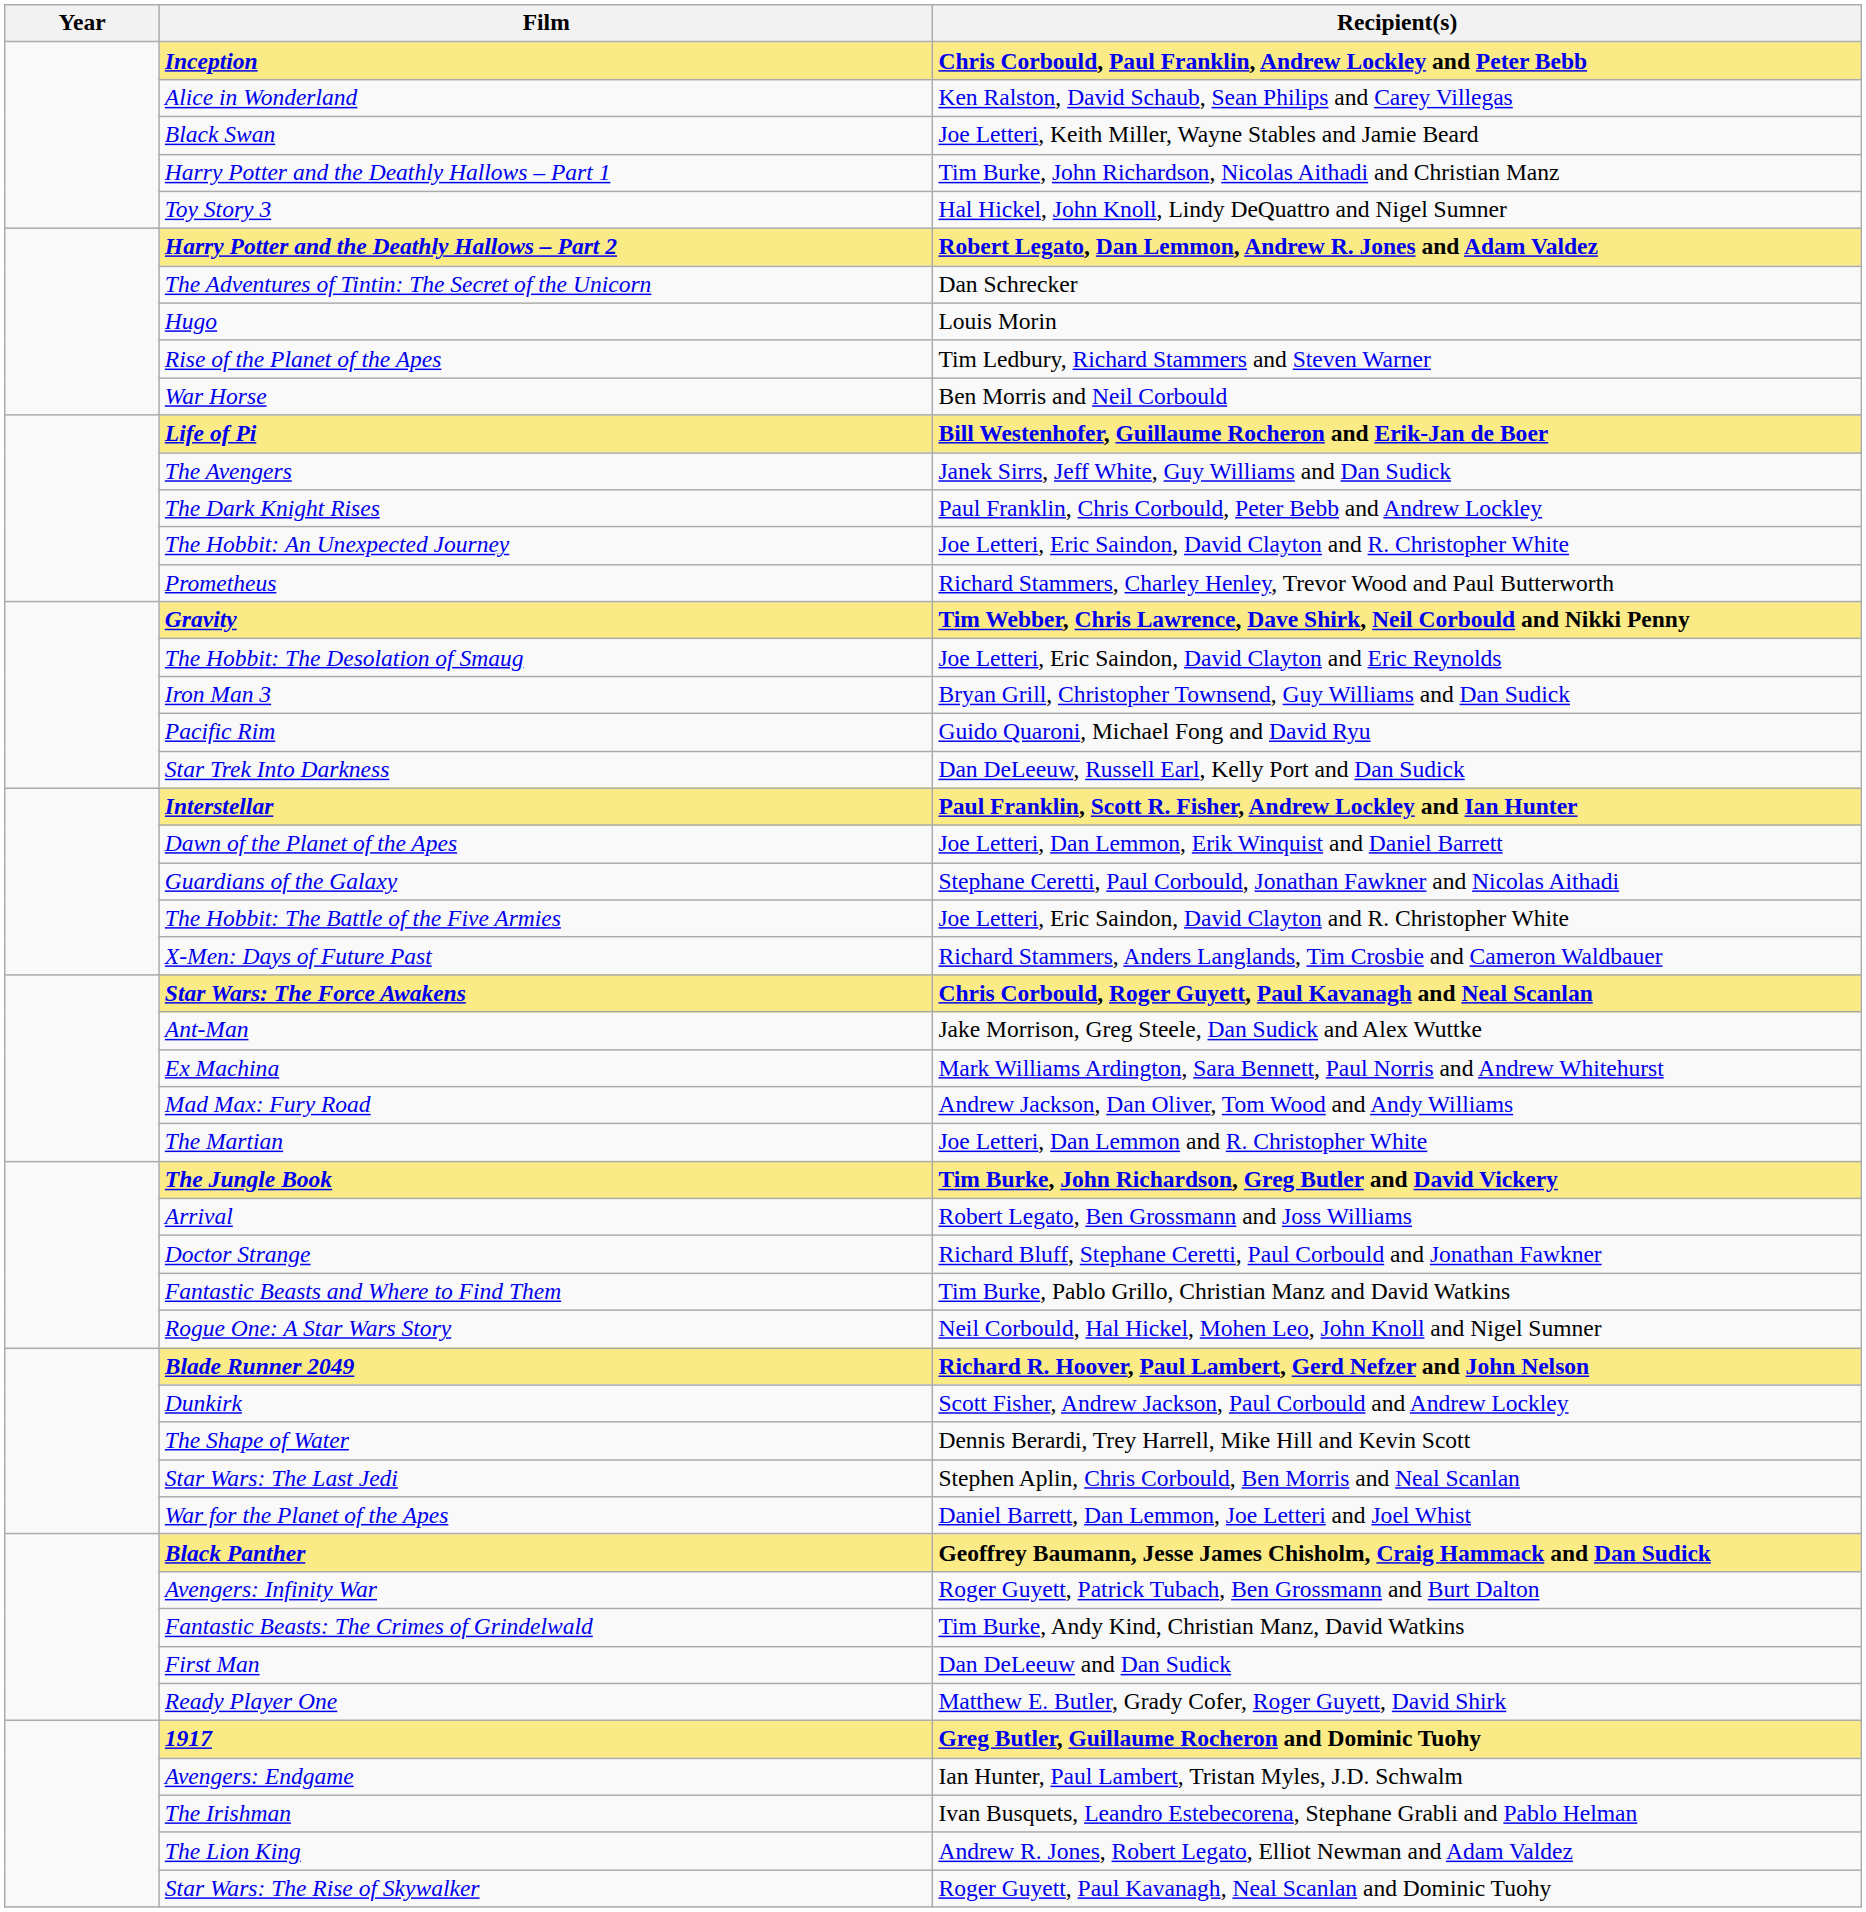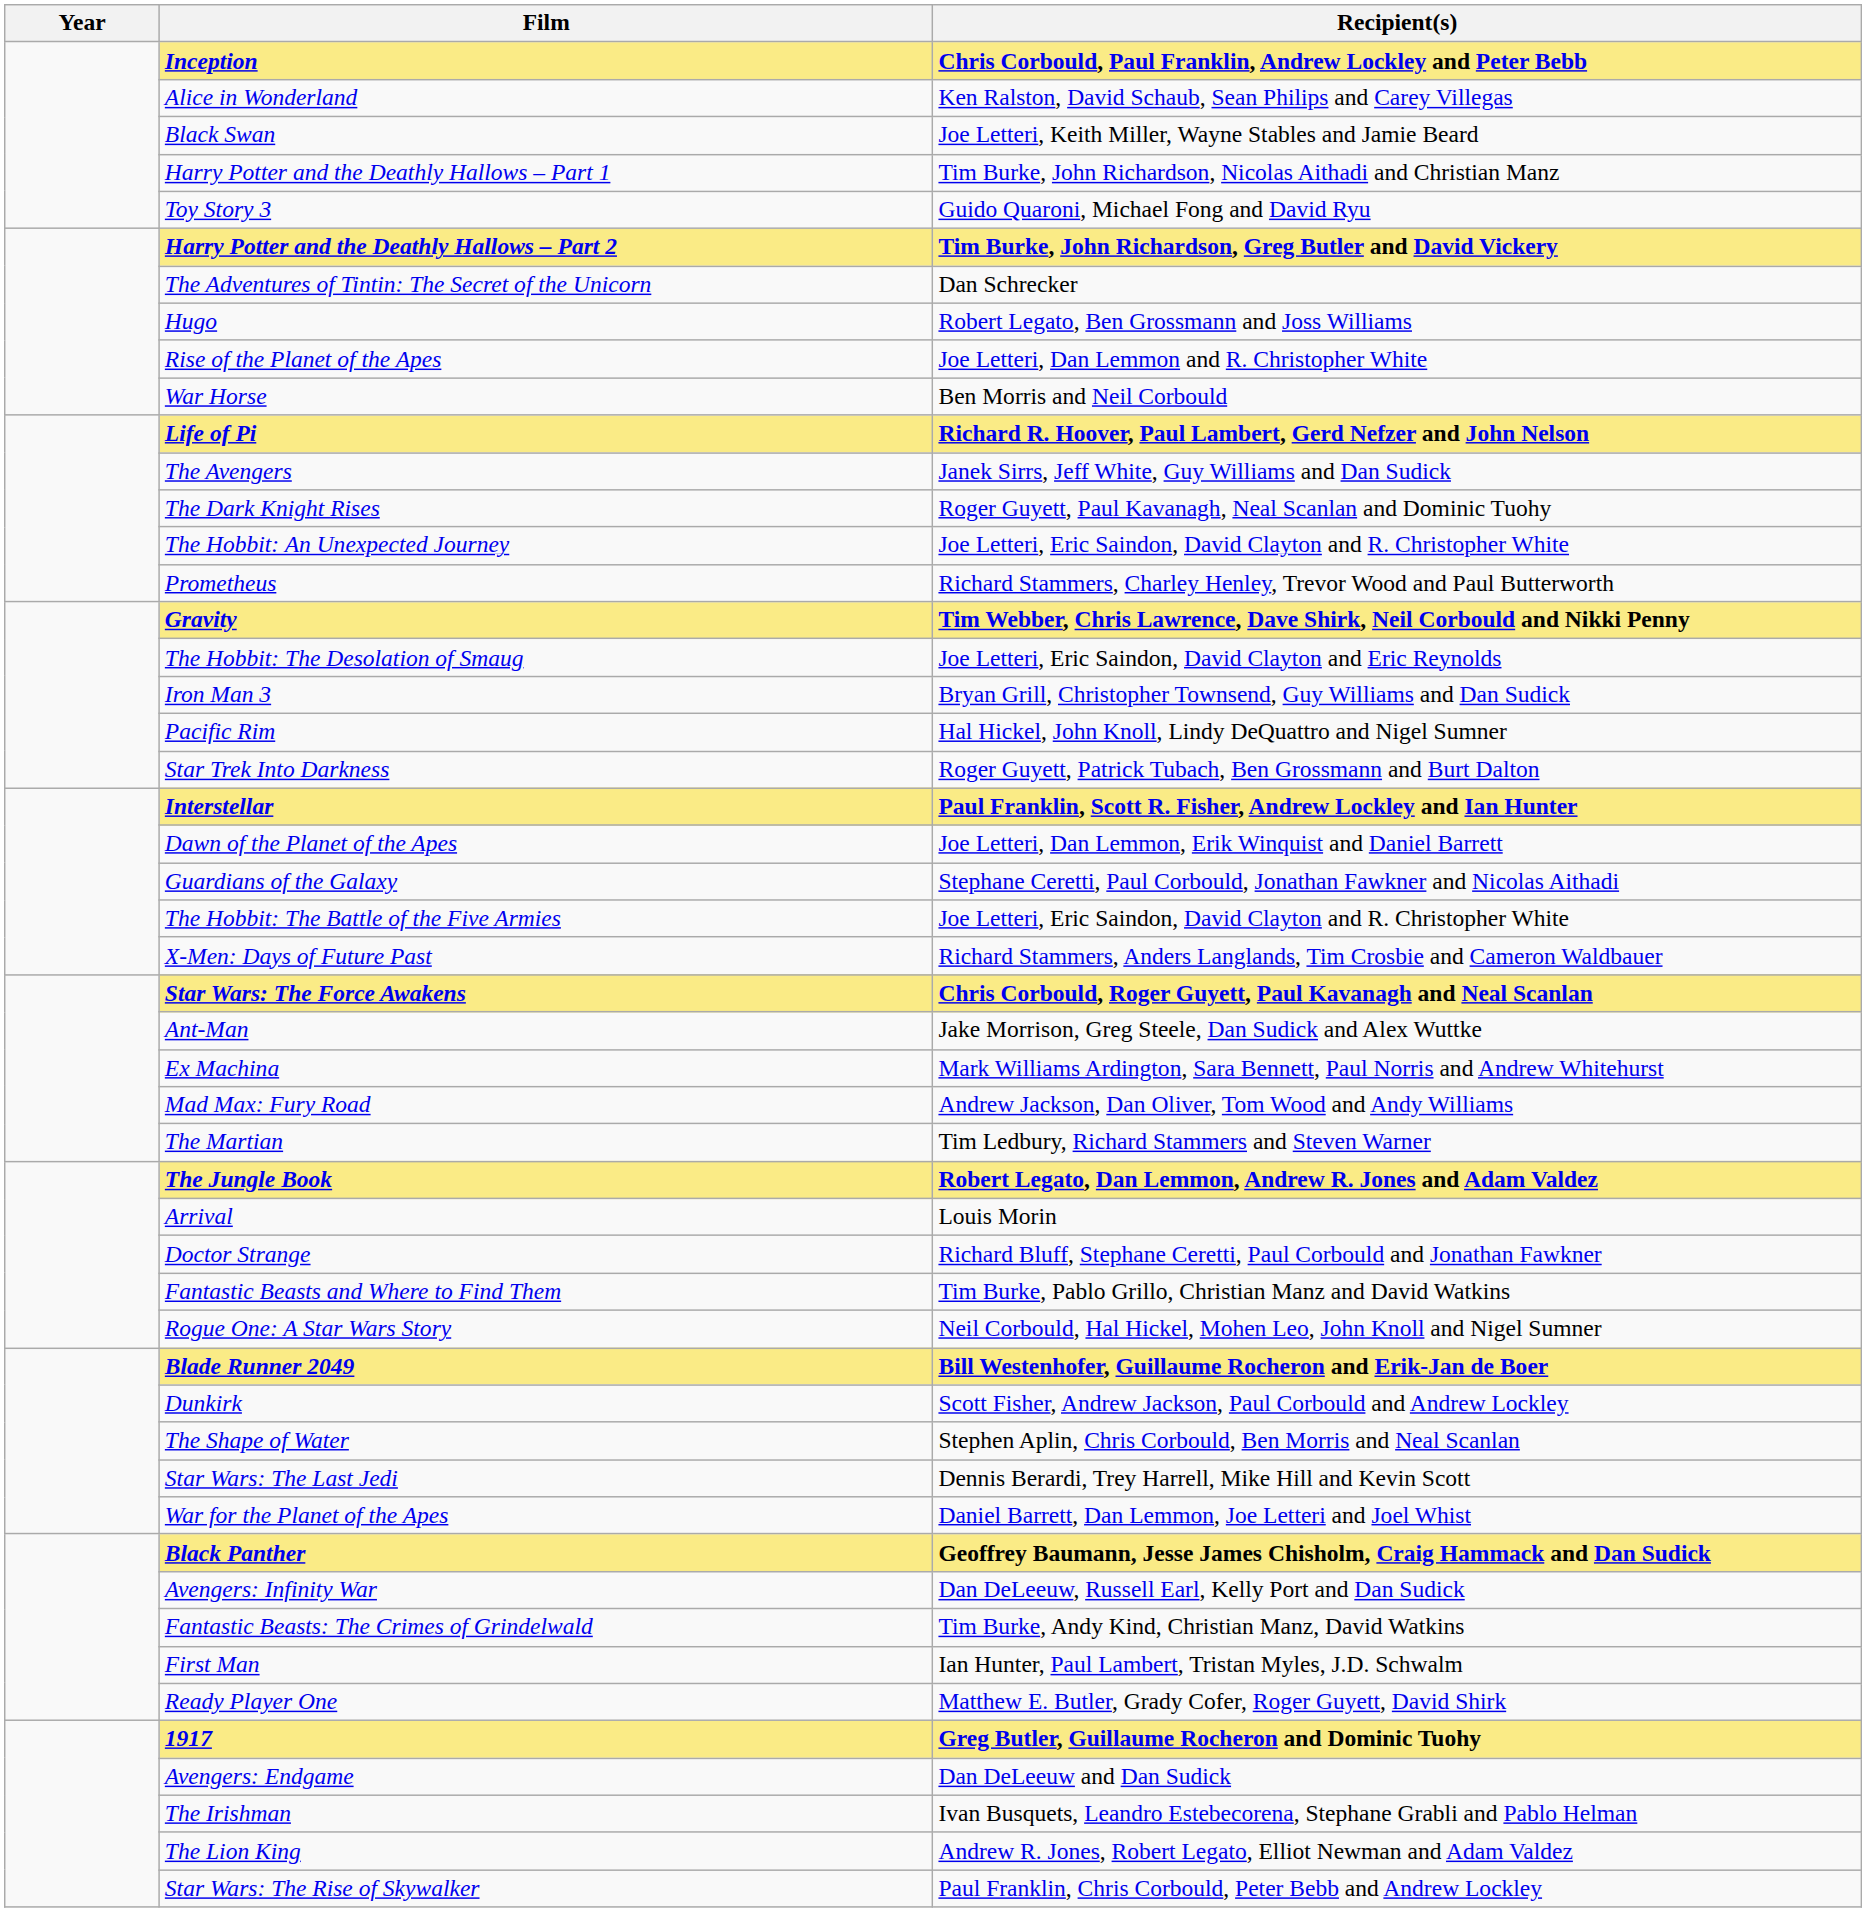(1223, 209) Hal Hickel, John Knoll, Lindy DeQuattro and Nigel Sumner -> (1155, 209) Guido Quaroni, Michael Fong and David Ryu
(1268, 246) Robert Legato, Dan Lemmon, Andrew R. Jones and Adam Valdez -> (1248, 246) Tim Burke, John Richardson, Greg Butler and David Vickery
(998, 321) Louis Morin -> (1175, 321) Robert Legato, Ben Grossmann and Joss Williams
(1185, 358) Tim Ledbury, Richard Stammers and Steven Warner -> (1183, 358) Joe Letteri, Dan Lemmon and R. Christopher White
(1243, 433) Bill Westenhofer, Guillaume Rocheron and Erik-Jan de Boer -> (1264, 433) Richard R. Hoover, Paul Lambert, Gerd Nefzer and John Nelson
(1240, 508) Paul Franklin, Chris Corbould, Peter Bebb and Andrew Lockley -> (1245, 508) Roger Guyett, Paul Kavanagh, Neal Scanlan and Dominic Tuohy
(1155, 731) Guido Quaroni, Michael Fong and David Ryu -> (1223, 731) Hal Hickel, John Knoll, Lindy DeQuattro and Nigel Sumner
(1202, 769) Dan DeLeeuw, Russell Earl, Kelly Port and Dan Sudick -> (1239, 769) Roger Guyett, Patrick Tubach, Ben Grossmann and Burt Dalton
(1183, 1142) Joe Letteri, Dan Lemmon and R. Christopher White -> (1185, 1142) Tim Ledbury, Richard Stammers and Steven Warner
(1248, 1179) Tim Burke, John Richardson, Greg Butler and David Vickery -> (1268, 1179) Robert Legato, Dan Lemmon, Andrew R. Jones and Adam Valdez
(1175, 1216) Robert Legato, Ben Grossmann and Joss Williams -> (998, 1216) Louis Morin
(1264, 1365) Richard R. Hoover, Paul Lambert, Gerd Nefzer and John Nelson -> (1243, 1365) Bill Westenhofer, Guillaume Rocheron and Erik-Jan de Boer
(1204, 1440) Dennis Berardi, Trey Harrell, Mike Hill and Kevin Scott -> (1229, 1440) Stephen Aplin, Chris Corbould, Ben Morris and Neal Scanlan
(1229, 1477) Stephen Aplin, Chris Corbould, Ben Morris and Neal Scanlan -> (1204, 1477) Dennis Berardi, Trey Harrell, Mike Hill and Kevin Scott
(1239, 1589) Roger Guyett, Patrick Tubach, Ben Grossmann and Burt Dalton -> (1202, 1589) Dan DeLeeuw, Russell Earl, Kelly Port and Dan Sudick
(1085, 1664) Dan DeLeeuw and Dan Sudick -> (1201, 1664) Ian Hunter, Paul Lambert, Tristan Myles, J.D. Schwalm
(1201, 1776) Ian Hunter, Paul Lambert, Tristan Myles, J.D. Schwalm -> (1085, 1776) Dan DeLeeuw and Dan Sudick
(1245, 1888) Roger Guyett, Paul Kavanagh, Neal Scanlan and Dominic Tuohy -> (1240, 1888) Paul Franklin, Chris Corbould, Peter Bebb and Andrew Lockley
